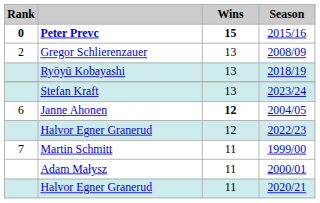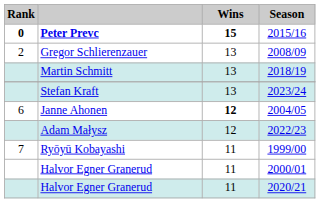(83, 71) Ryōyū Kobayashi -> (76, 71) Martin Schmitt
(96, 130) Halvor Egner Granerud -> (74, 130) Adam Małysz
(76, 149) Martin Schmitt -> (83, 149) Ryōyū Kobayashi
(74, 168) Adam Małysz -> (96, 168) Halvor Egner Granerud
